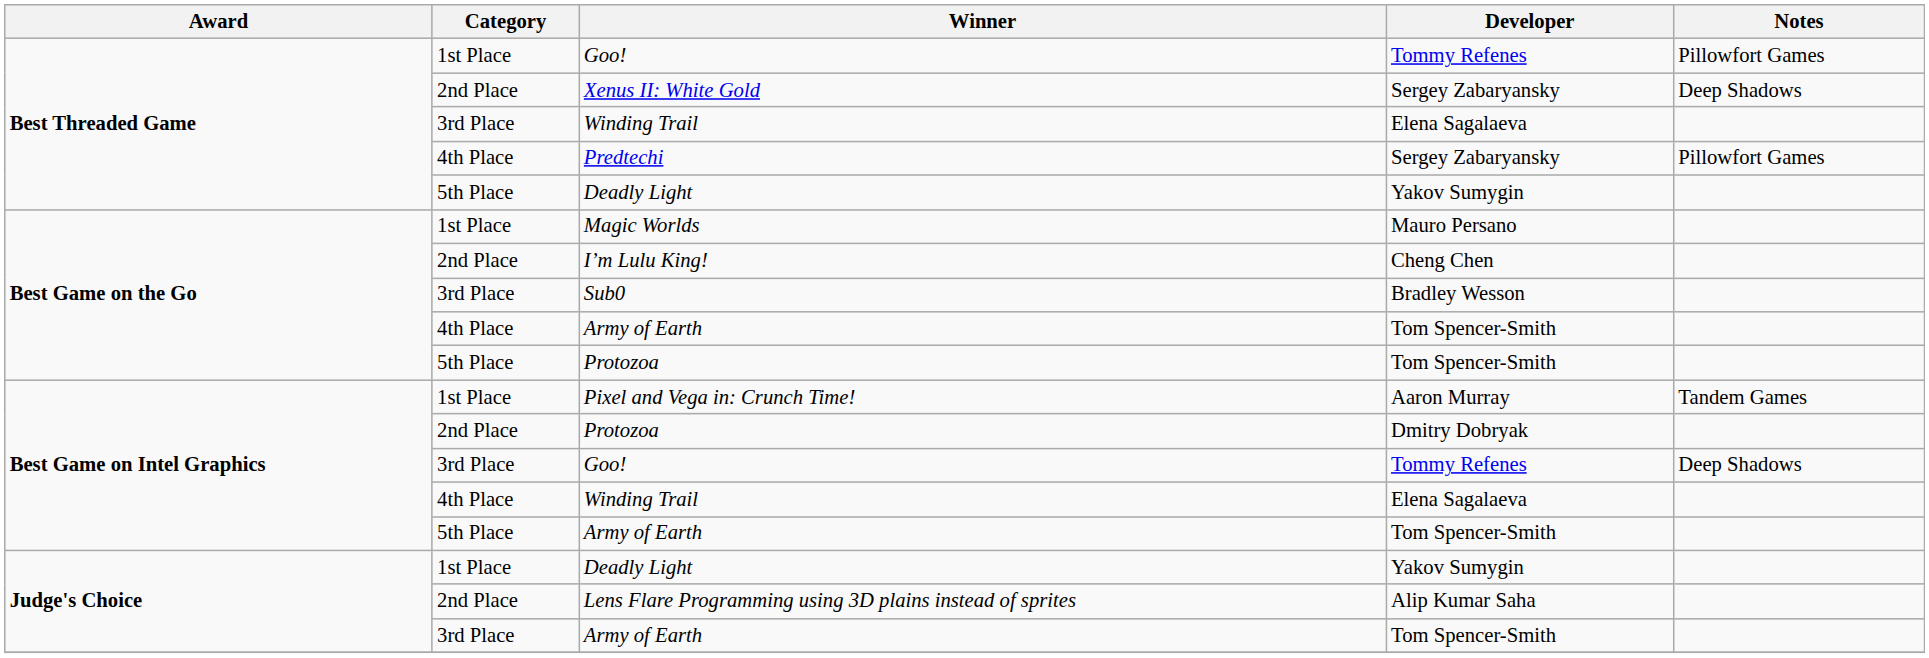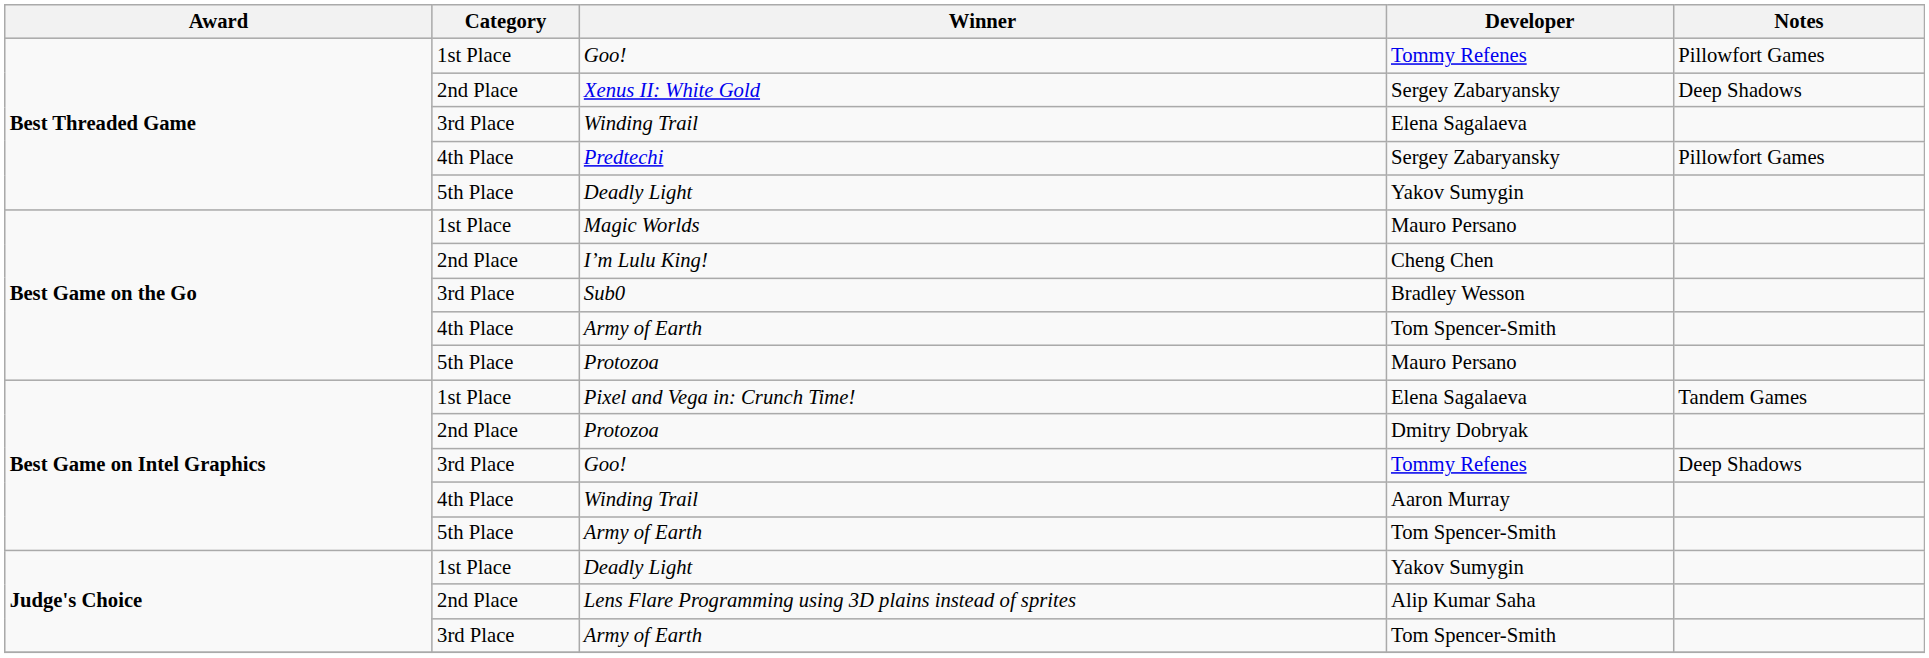(1474, 362) Tom Spencer-Smith -> (1454, 362) Mauro Persano
(1450, 396) Aaron Murray -> (1459, 396) Elena Sagalaeva
(1459, 498) Elena Sagalaeva -> (1450, 498) Aaron Murray
